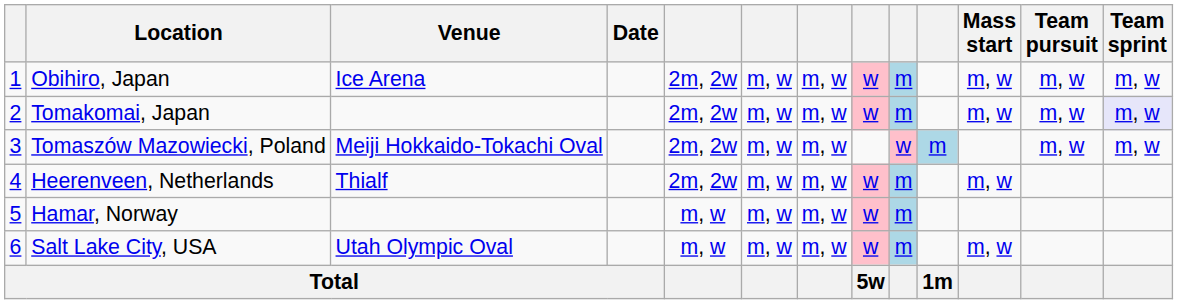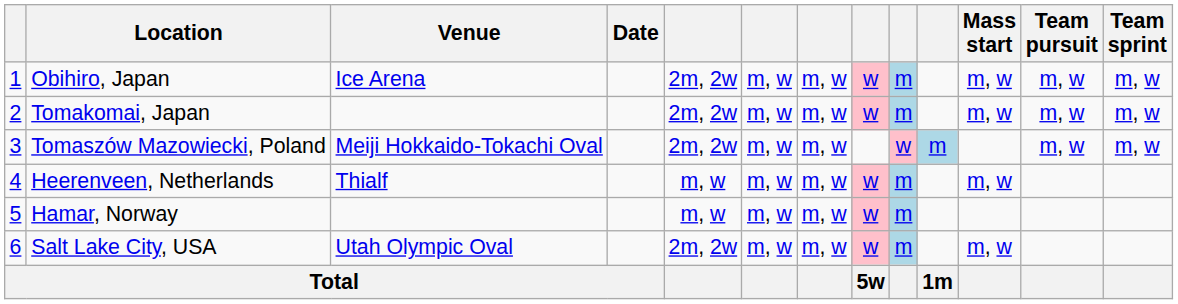(1137, 112) lavender background -> (1137, 112) no background
(703, 180) 2m, 2w -> (703, 180) m, w
(703, 247) m, w -> (703, 247) 2m, 2w
